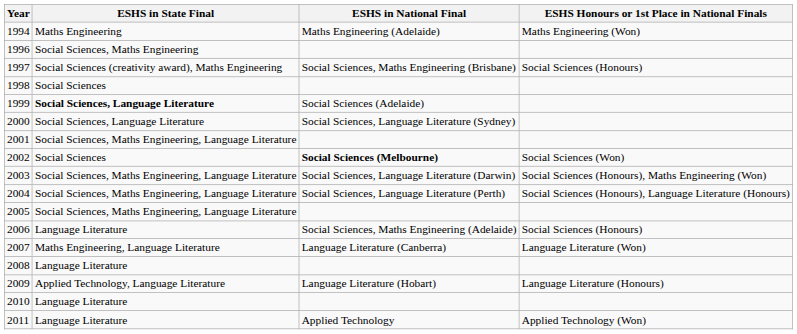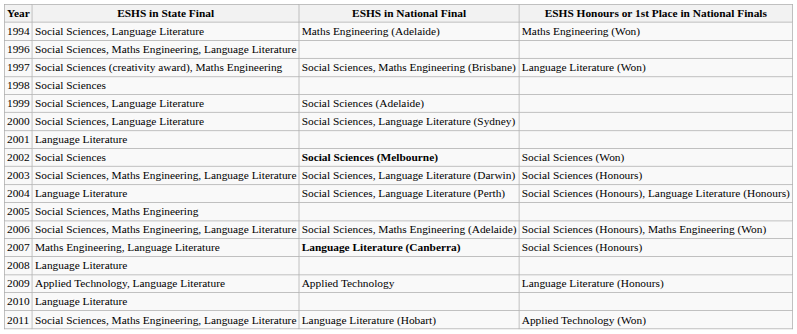(78, 31) Maths Engineering -> (119, 31) Social Sciences, Language Literature
(117, 49) Social Sciences, Maths Engineering -> (166, 49) Social Sciences, Maths Engineering, Language Literature
(582, 67) Social Sciences (Honours) -> (584, 67) Language Literature (Won)
(124, 103) bold -> (119, 103) normal
(166, 139) Social Sciences, Maths Engineering, Language Literature -> (81, 139) Language Literature
(644, 175) Social Sciences (Honours), Maths Engineering (Won) -> (582, 175) Social Sciences (Honours)
(166, 193) Social Sciences, Maths Engineering, Language Literature -> (81, 193) Language Literature
(166, 211) Social Sciences, Maths Engineering, Language Literature -> (117, 211) Social Sciences, Maths Engineering
(81, 229) Language Literature -> (166, 229) Social Sciences, Maths Engineering, Language Literature
(582, 229) Social Sciences (Honours) -> (644, 229) Social Sciences (Honours), Maths Engineering (Won)
(374, 247) normal -> (381, 247) bold
(584, 247) Language Literature (Won) -> (582, 247) Social Sciences (Honours)
(369, 283) Language Literature (Hobart) -> (348, 283) Applied Technology
(81, 319) Language Literature -> (166, 319) Social Sciences, Maths Engineering, Language Literature
(348, 319) Applied Technology -> (369, 319) Language Literature (Hobart)
